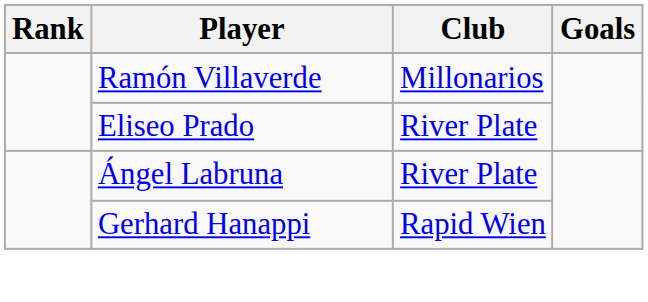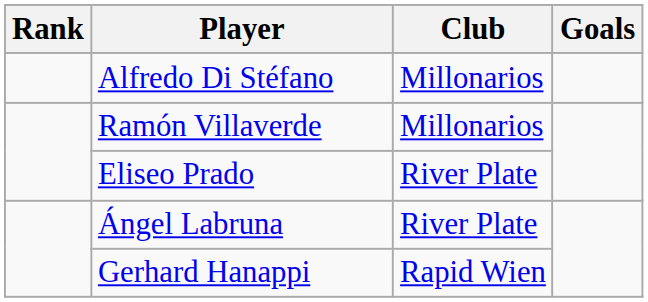+ row: (216, 77)
